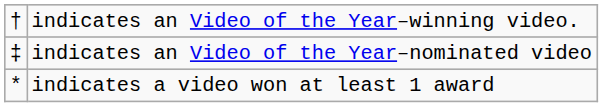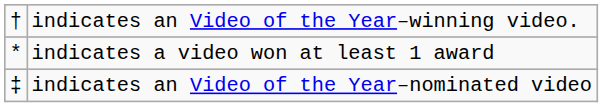rows swapped: (312, 53) <-> (263, 85)
